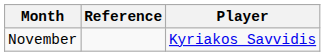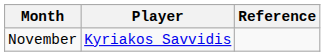columns swapped: (243, 16) <-> (123, 16)
